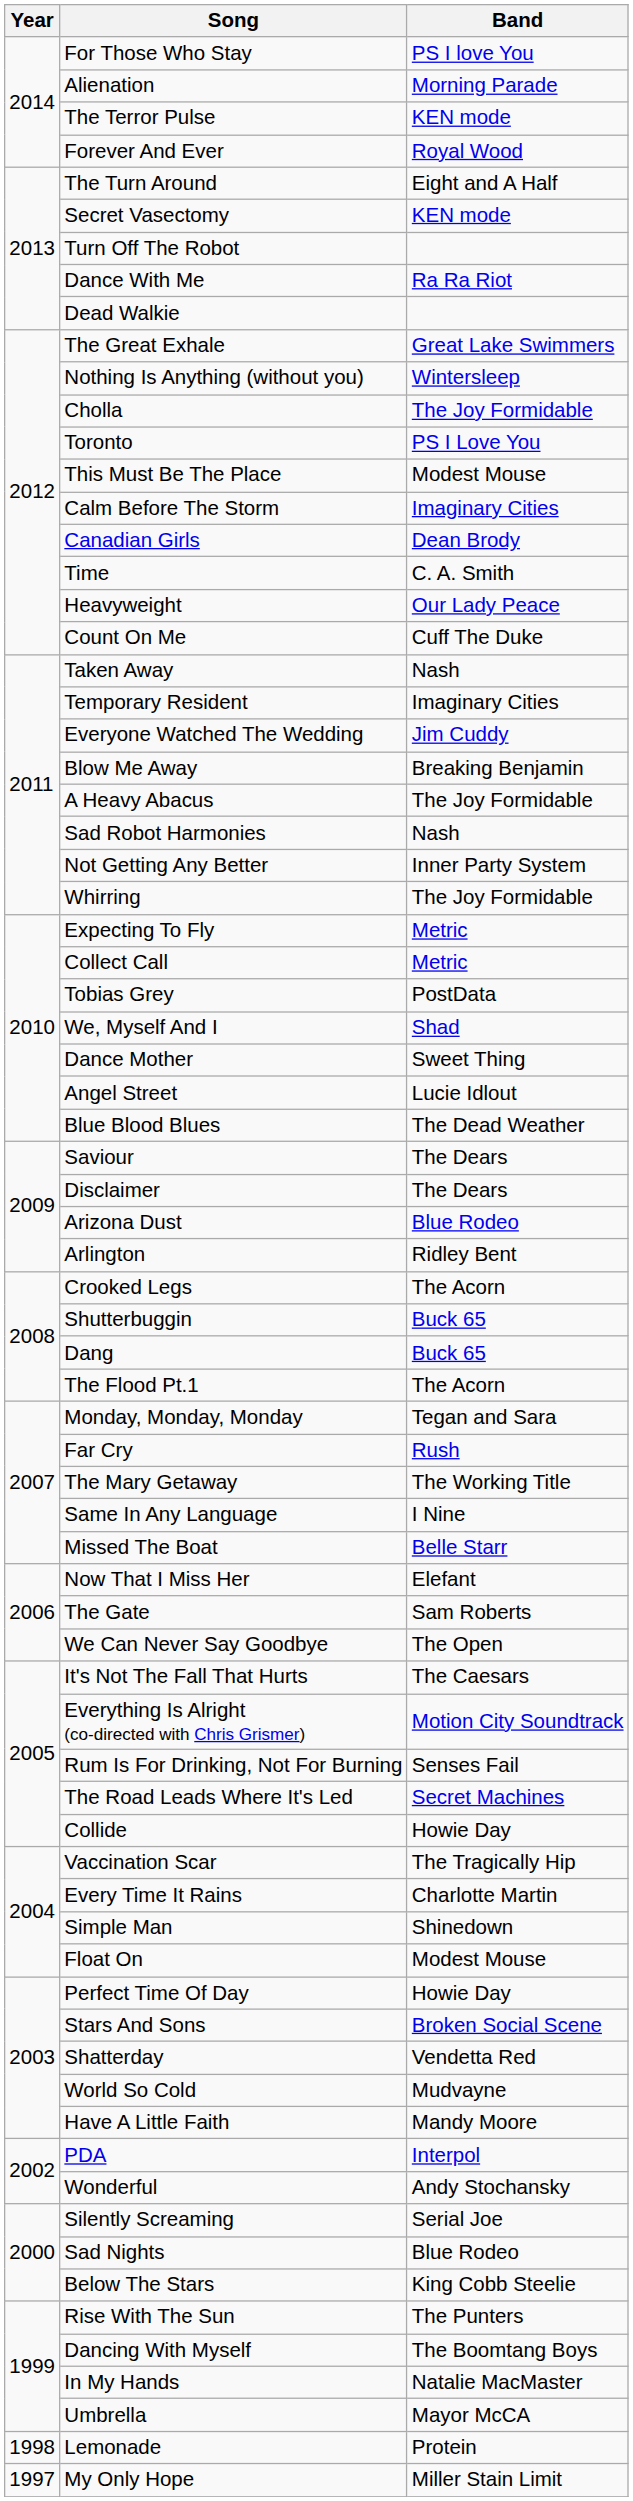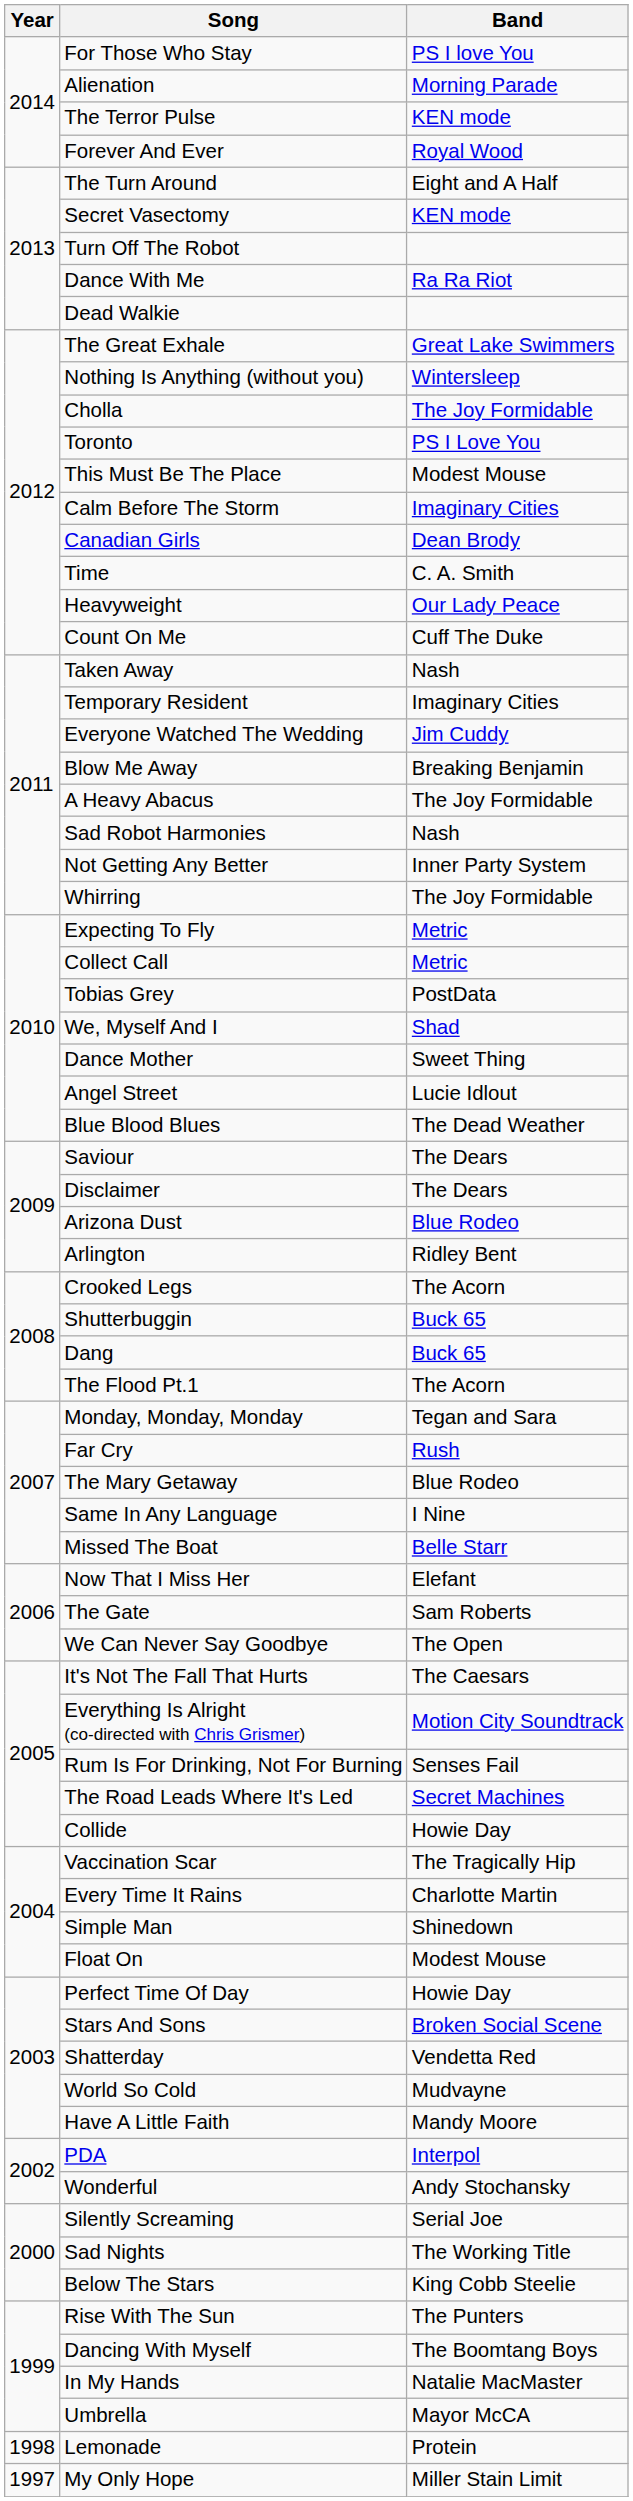(491, 1482) The Working Title -> (465, 1482) Blue Rodeo
(465, 2252) Blue Rodeo -> (491, 2252) The Working Title
